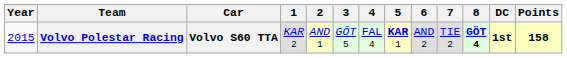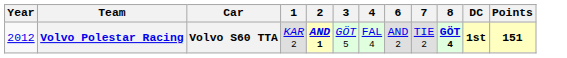- column: (398, 14)
(21, 38) 2015 -> (21, 38) 2012
(320, 38) normal -> (320, 38) bold
(538, 38) 158 -> (512, 38) 151
